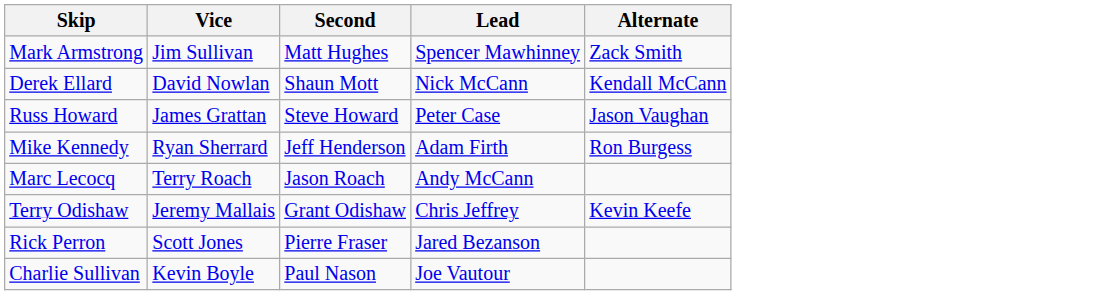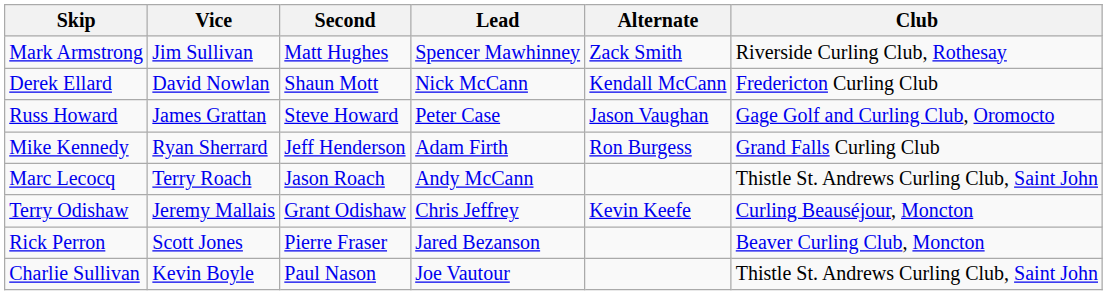+ column: (917, 20)
